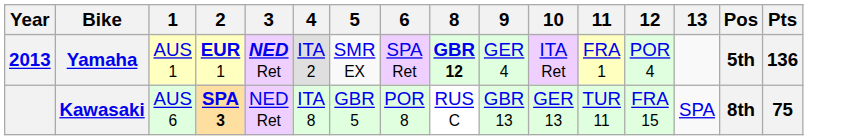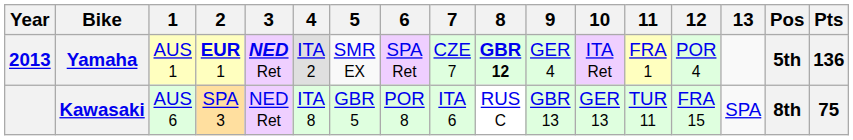+ column: (452, 20)
(220, 110) bold -> (221, 110) normal
